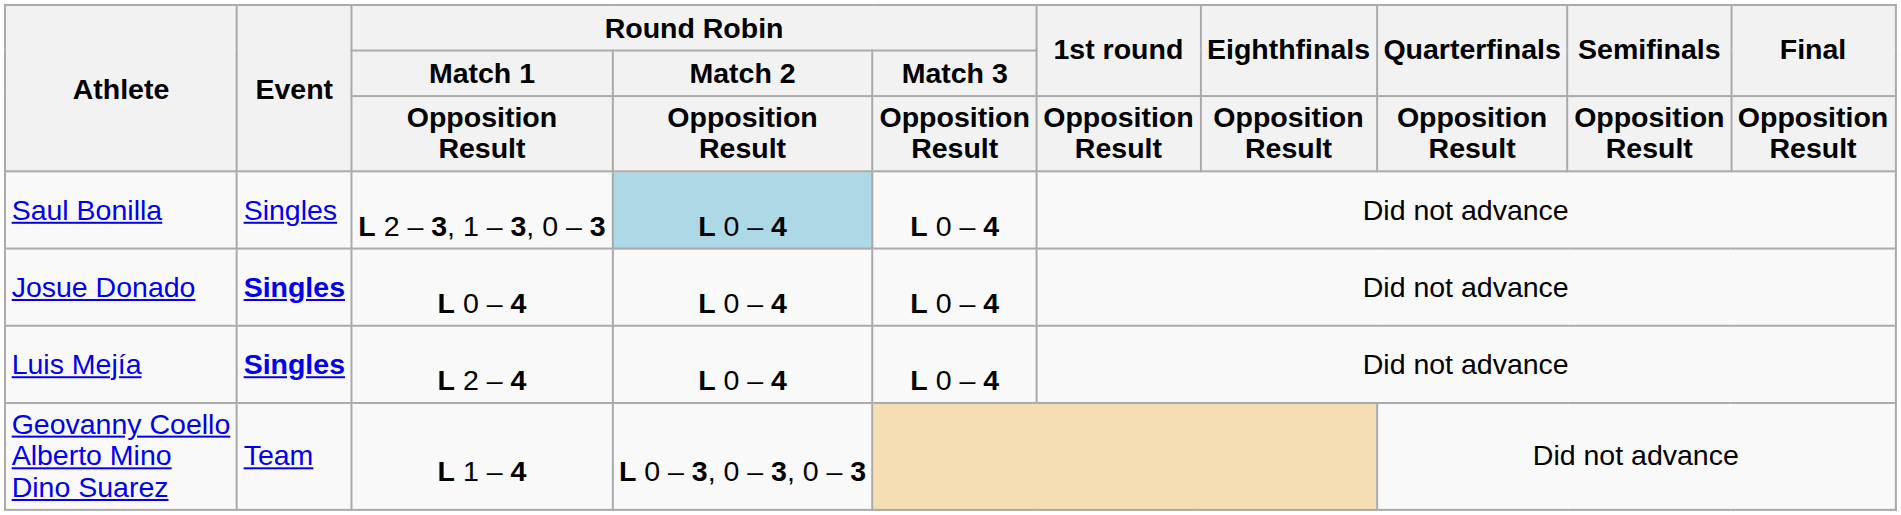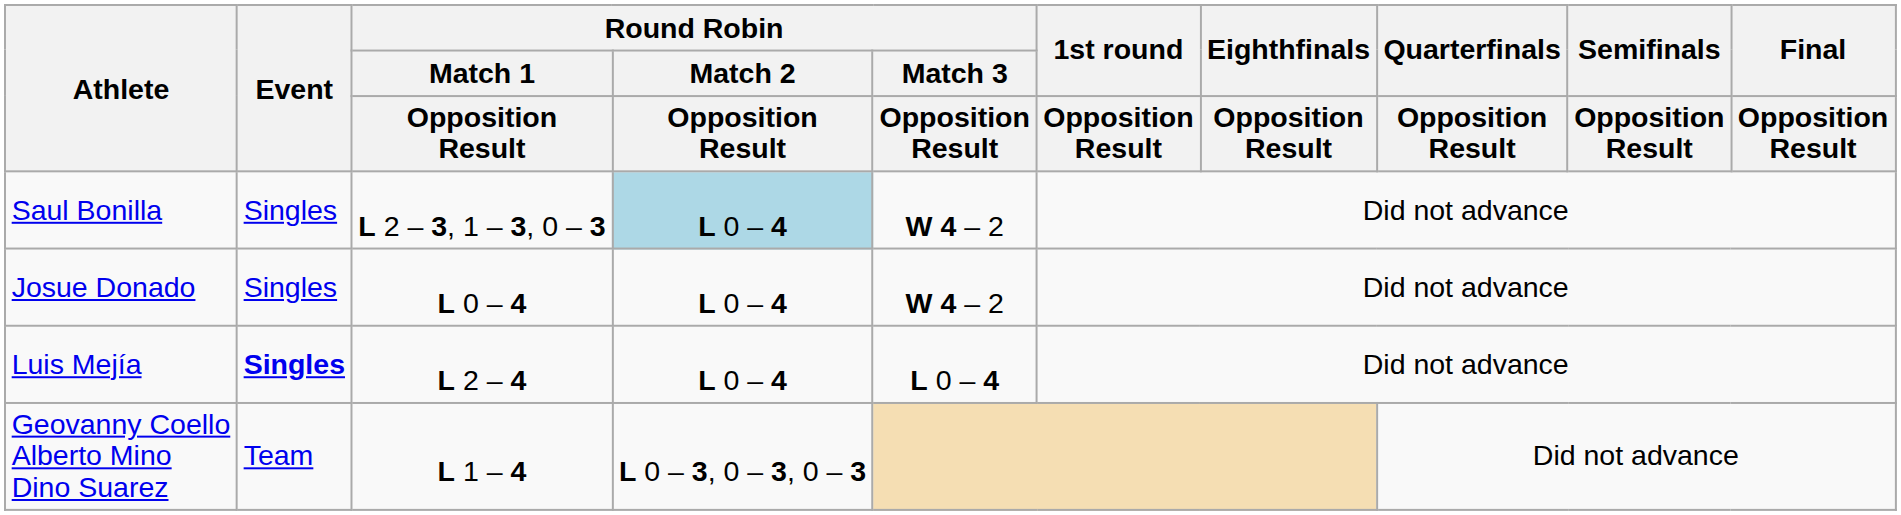(955, 226) L 0 – 4 -> (955, 226) W 4 – 2
(294, 287) bold -> (290, 287) normal
(955, 303) L 0 – 4 -> (955, 303) W 4 – 2
